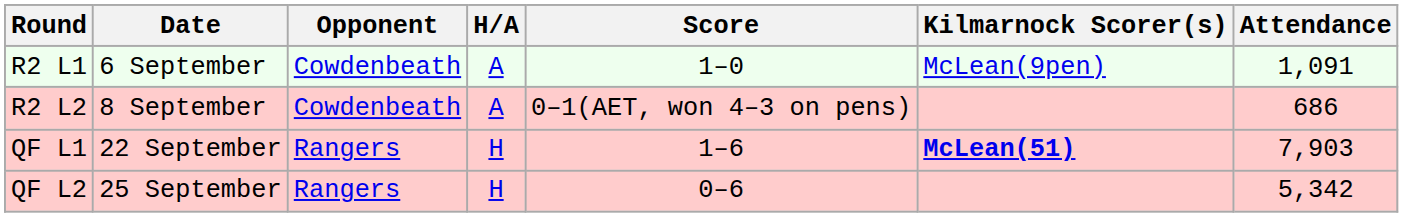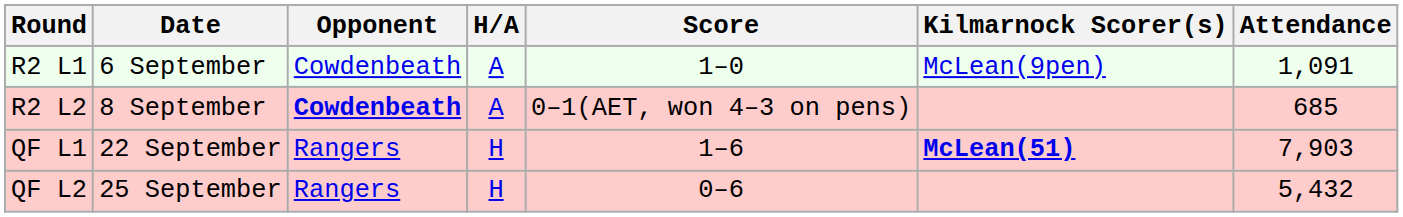(377, 108) normal -> (377, 108) bold
(1316, 108) 686 -> (1316, 108) 685
(1316, 191) 5,342 -> (1316, 191) 5,432
